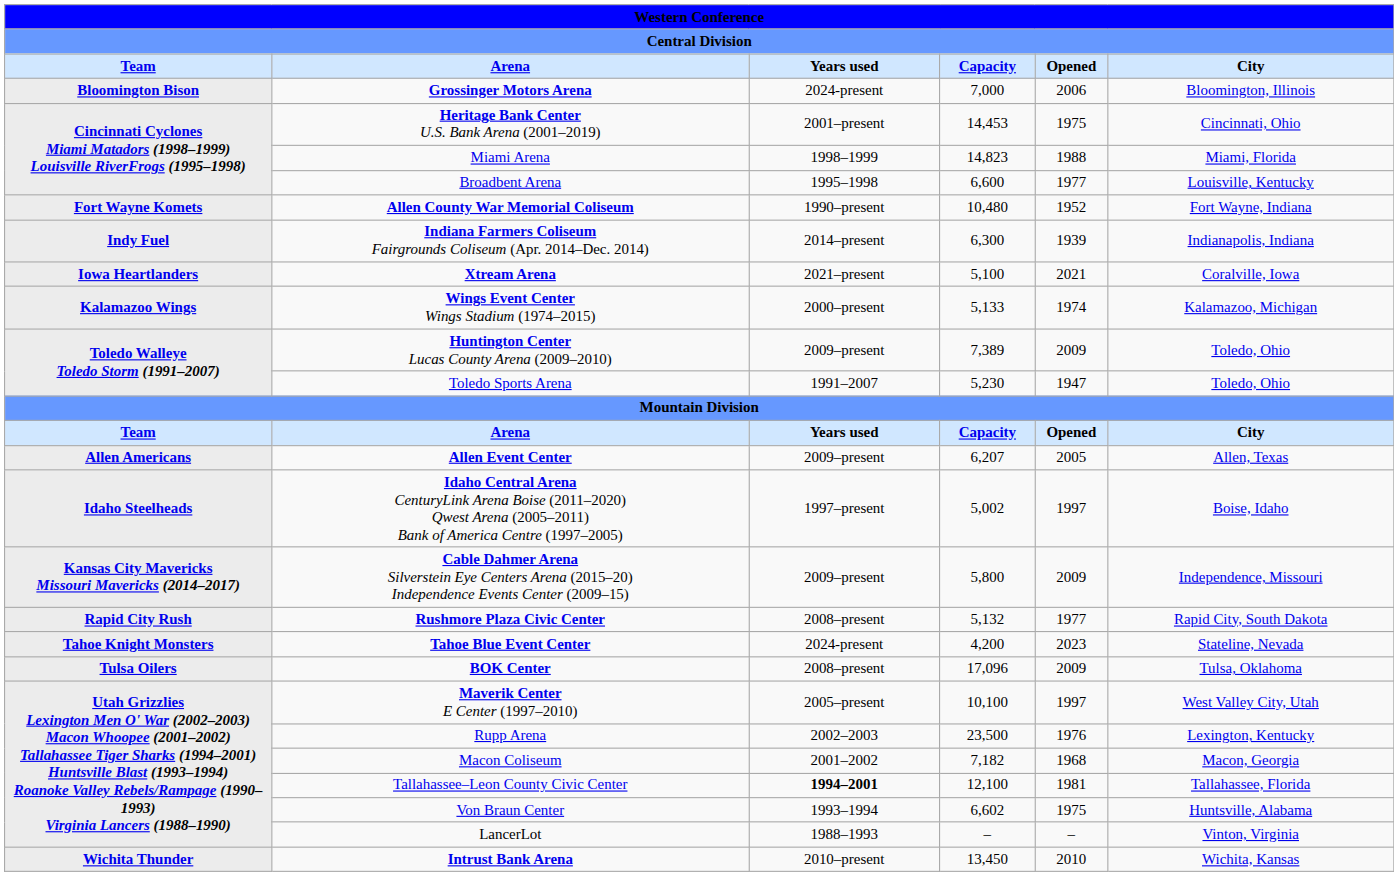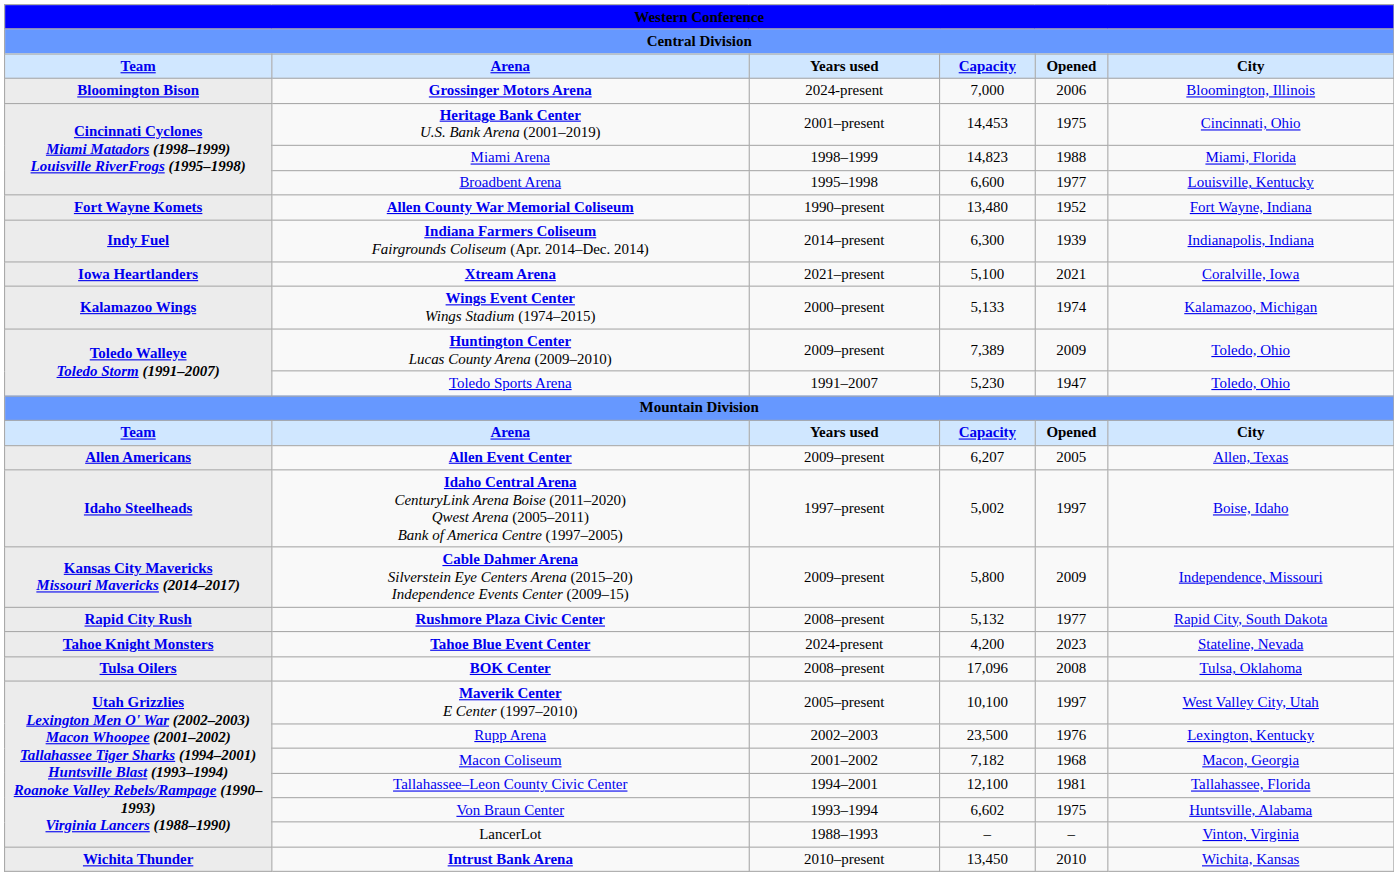(987, 206) 10,480 -> (987, 206) 13,480
(1071, 668) 2009 -> (1071, 668) 2008
(844, 784) bold -> (844, 784) normal
